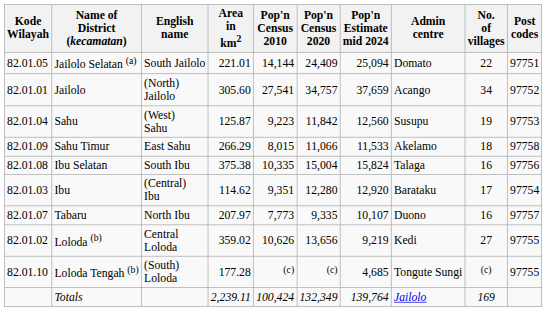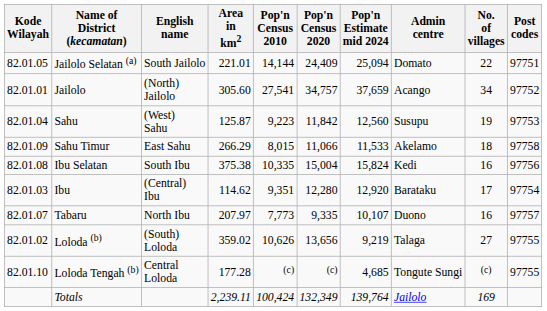(409, 165) Talaga -> (405, 165) Kedi
(161, 240) Central Loloda -> (162, 240) (South) Loloda
(405, 240) Kedi -> (409, 240) Talaga
(162, 272) (South) Loloda -> (161, 272) Central Loloda
